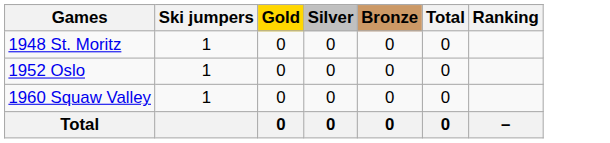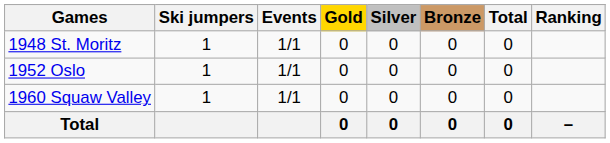+ column: (289, 17)
